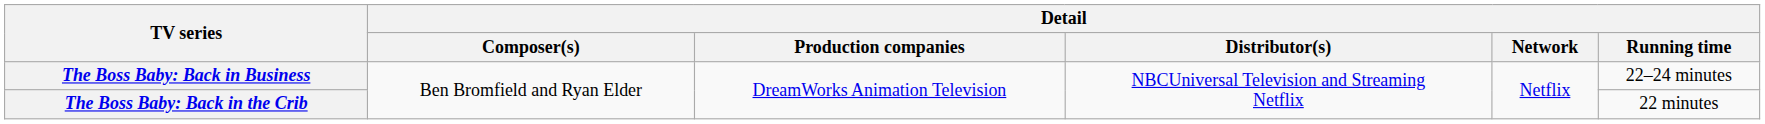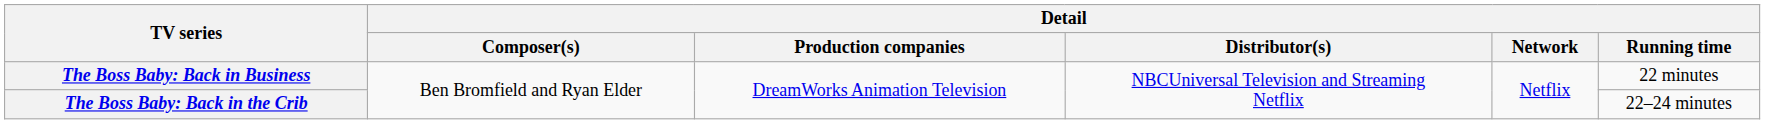(1679, 75) 22–24 minutes -> (1679, 75) 22 minutes
(1679, 103) 22 minutes -> (1679, 103) 22–24 minutes
